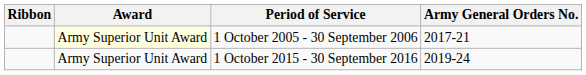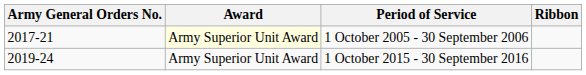columns swapped: (29, 15) <-> (501, 15)
